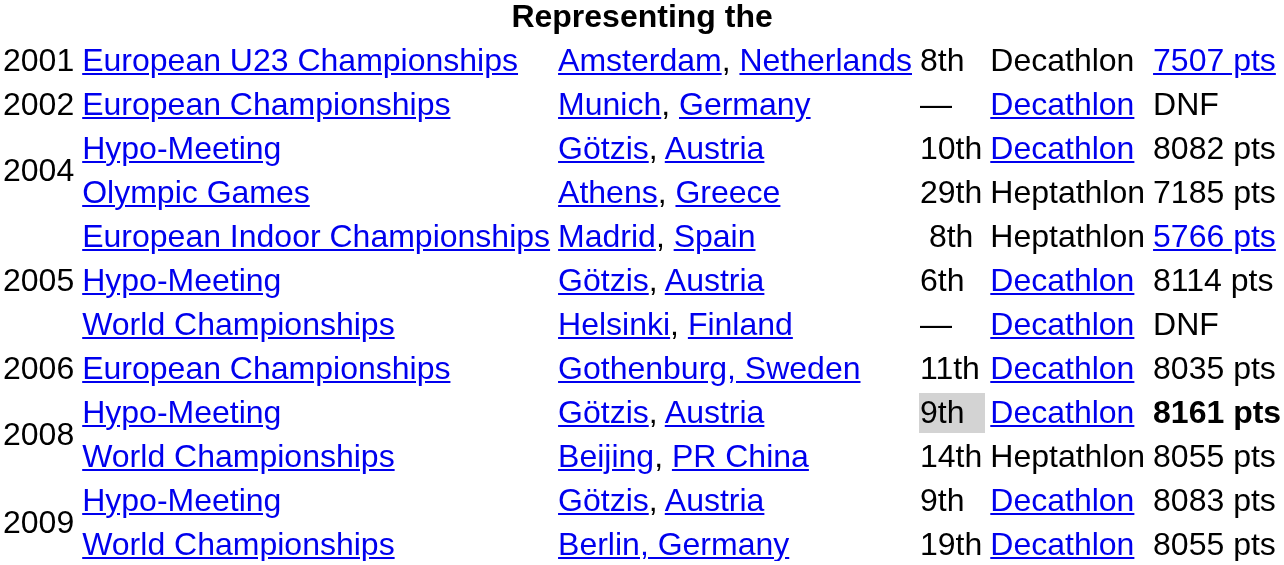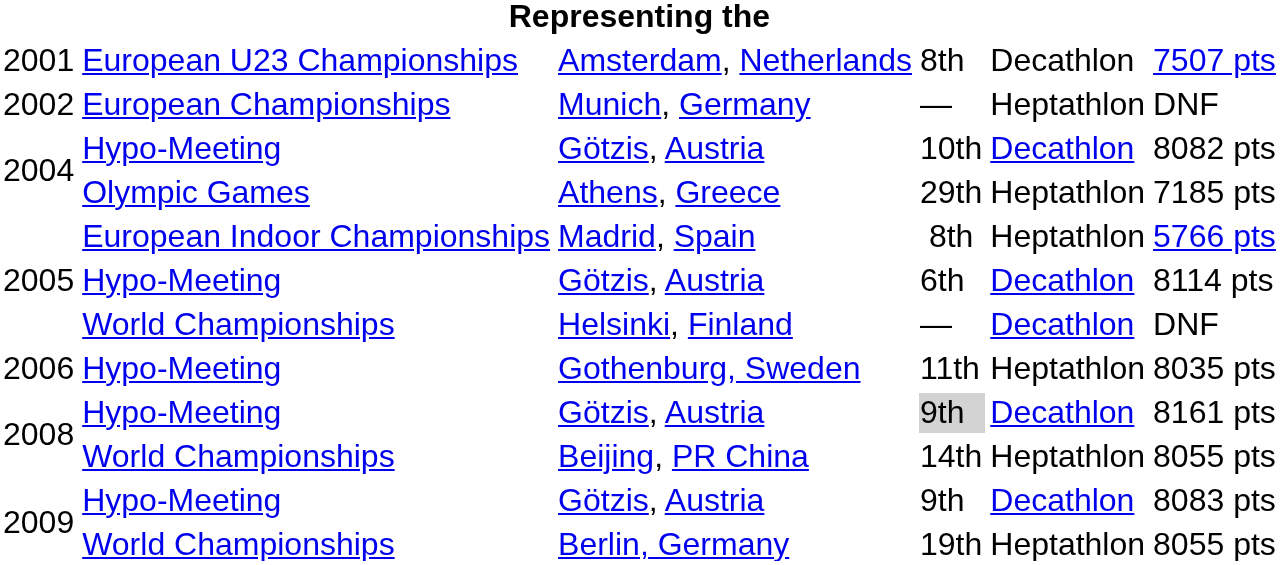(1062, 104) Decathlon -> (1068, 104) Heptathlon
(266, 368) European Championships -> (182, 368) Hypo-Meeting
(1062, 368) Decathlon -> (1068, 368) Heptathlon
(1217, 412) bold -> (1214, 412) normal
(1062, 544) Decathlon -> (1068, 544) Heptathlon
